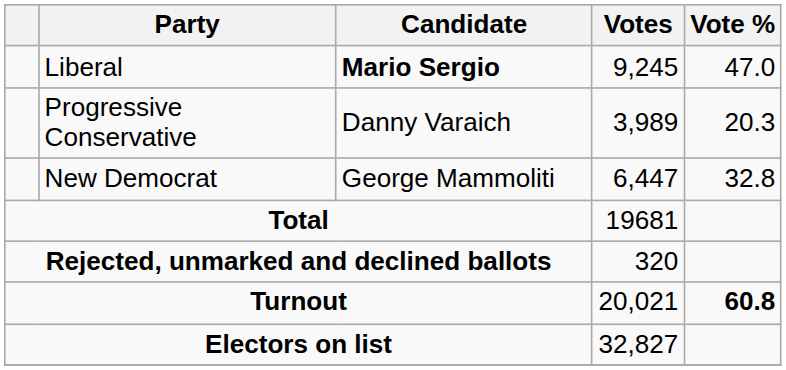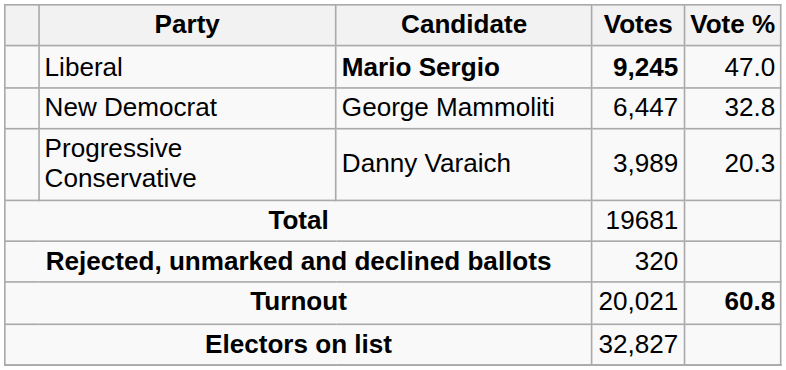(646, 66) normal -> (646, 66) bold
rows swapped: (131, 178) <-> (121, 122)
